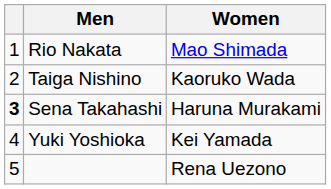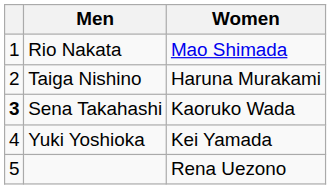(233, 79) Kaoruko Wada -> (246, 79) Haruna Murakami
(246, 109) Haruna Murakami -> (233, 109) Kaoruko Wada
